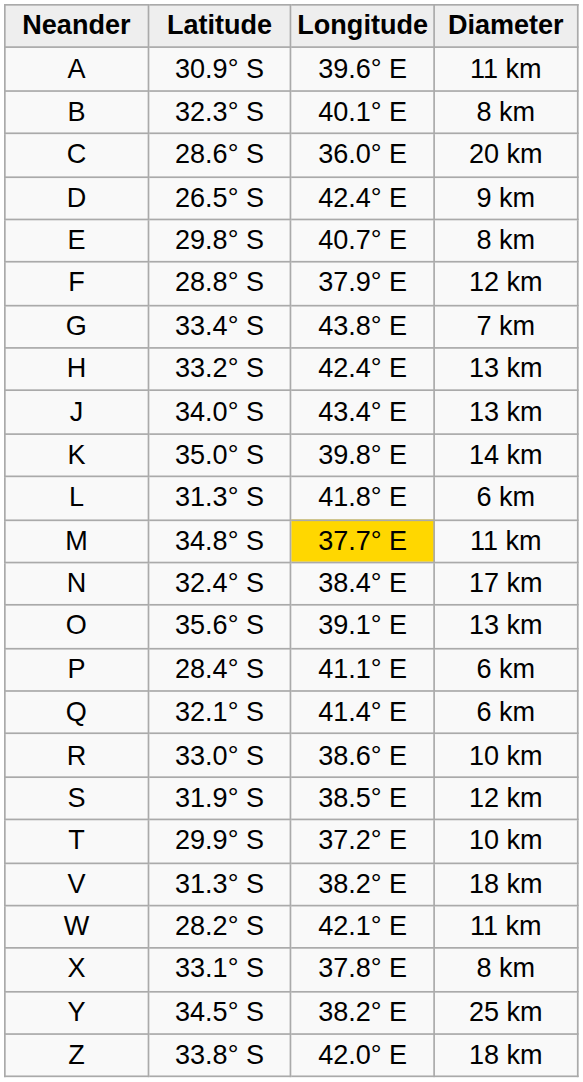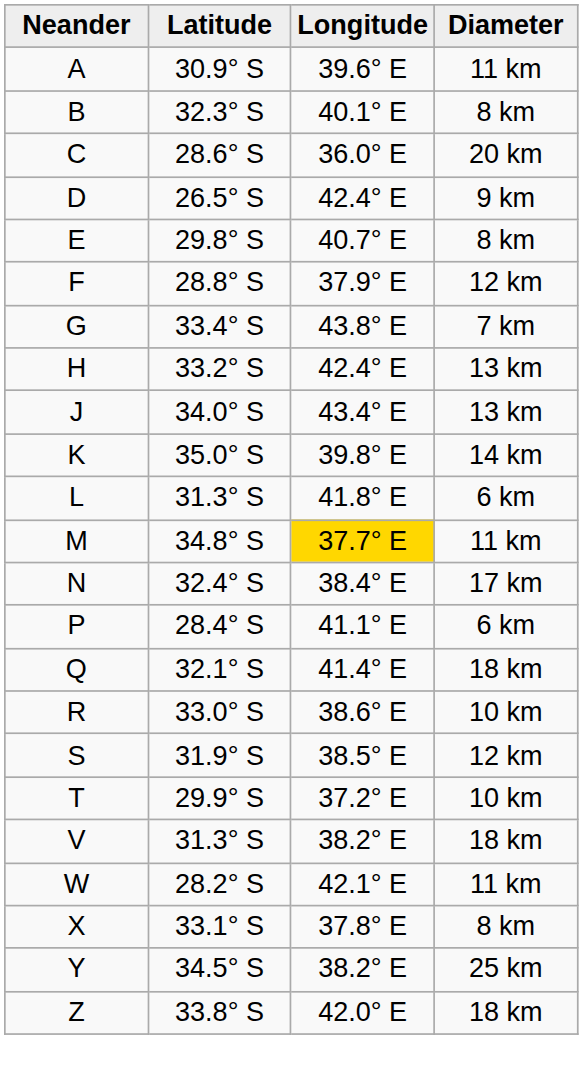- row: (76, 626)
(506, 712) 6 km -> (506, 669) 18 km
